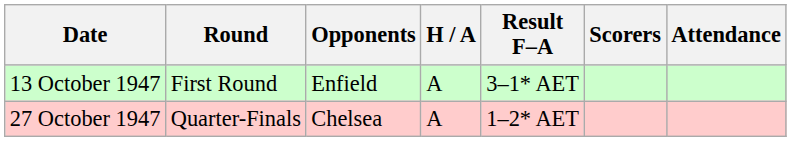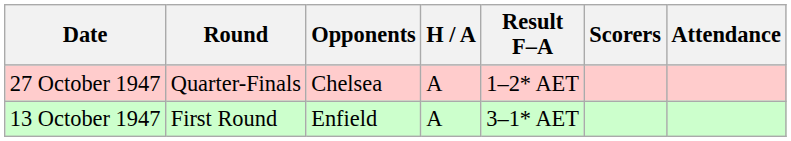rows swapped: (85, 82) <-> (85, 118)
